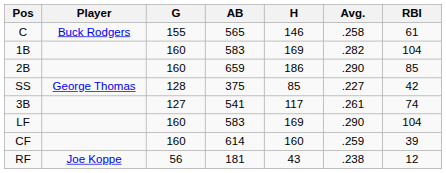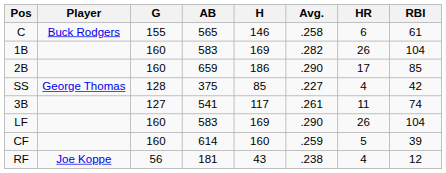+ column: (363, 13)
